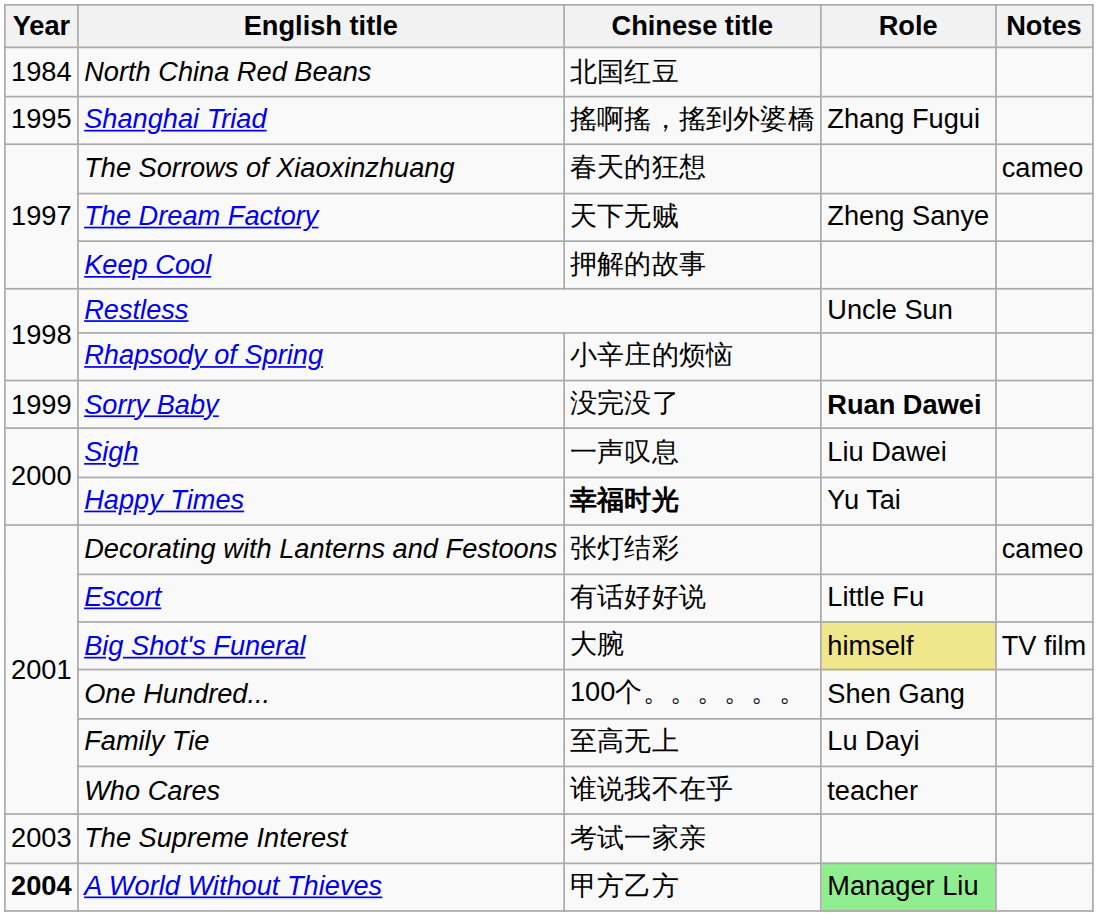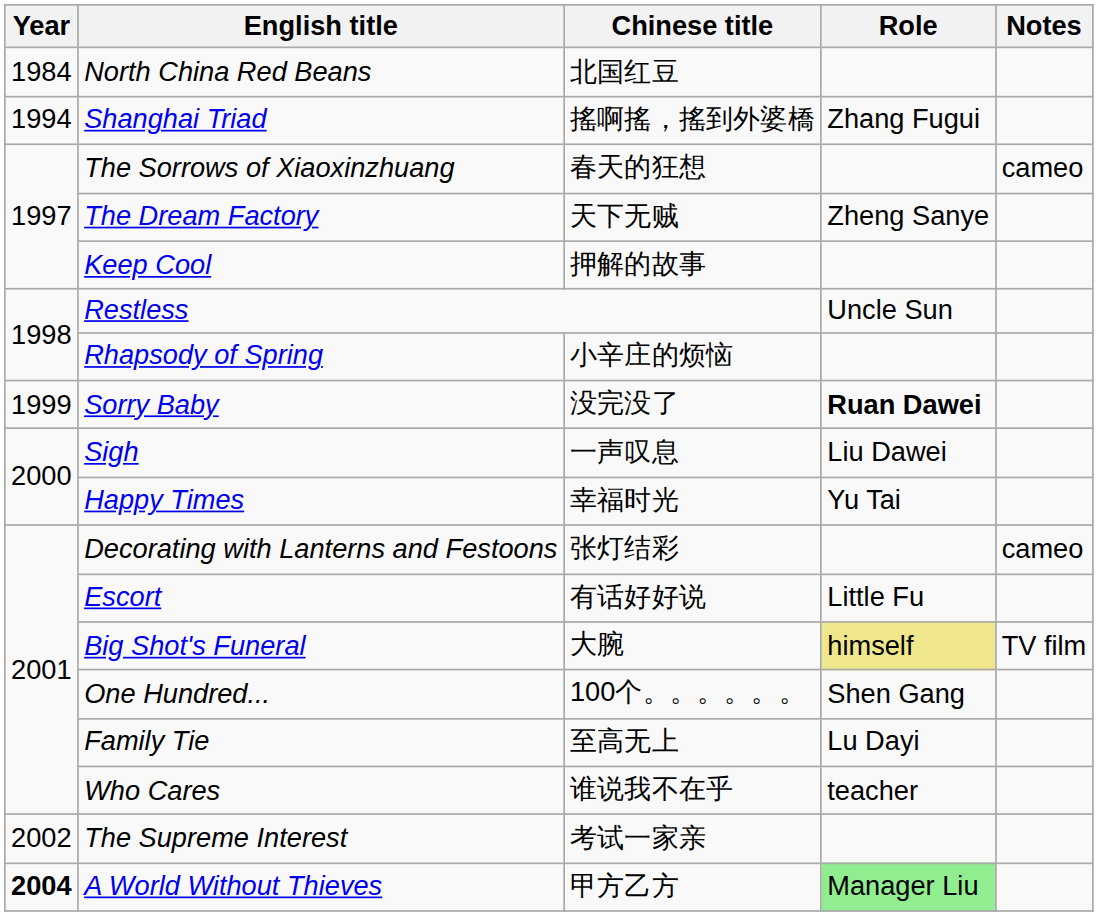(41, 119) 1995 -> (41, 119) 1994
(624, 499) bold -> (624, 499) normal
(41, 838) 2003 -> (41, 838) 2002
